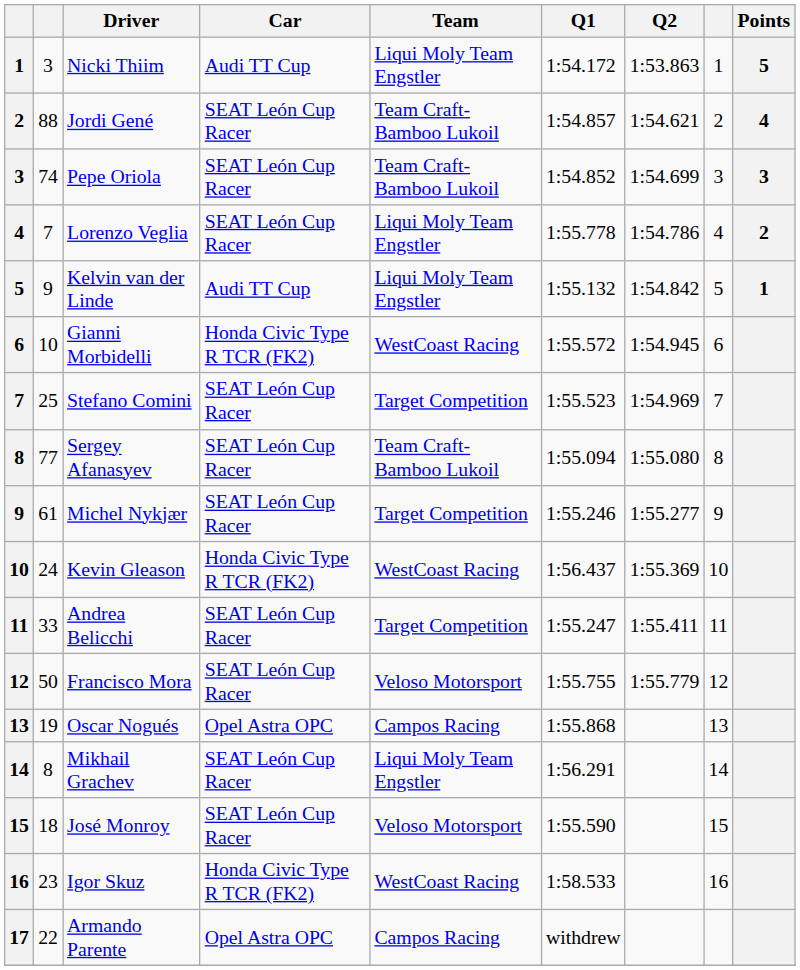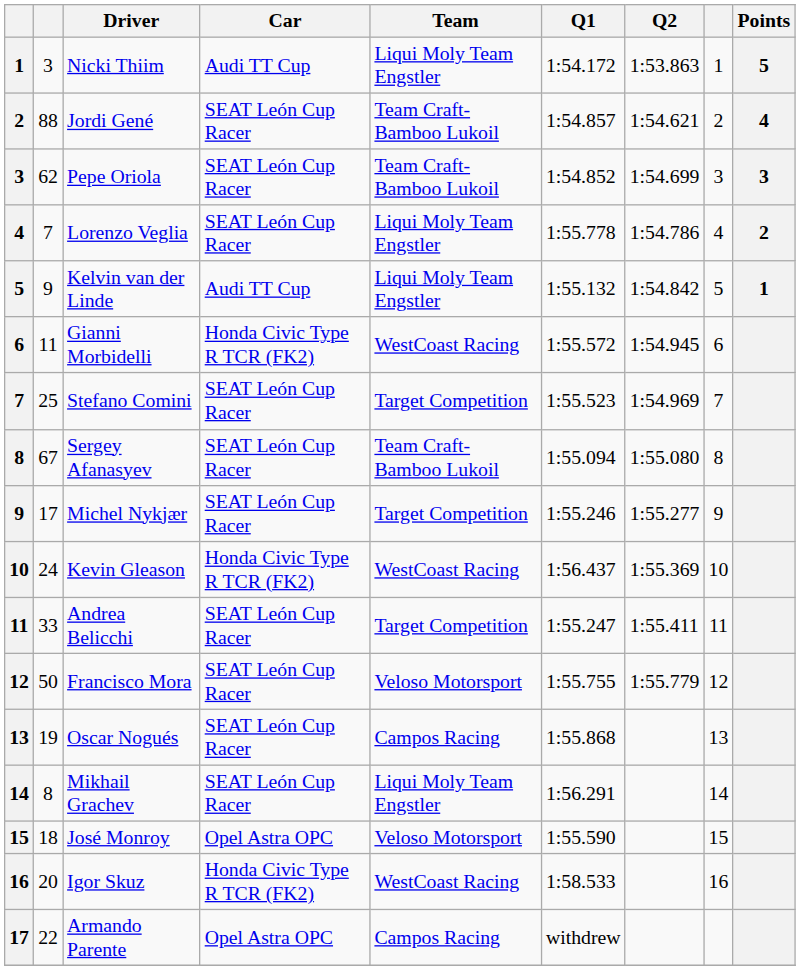(48, 177) 74 -> (48, 177) 62
(48, 345) 10 -> (48, 345) 11
(48, 457) 77 -> (48, 457) 67
(48, 513) 61 -> (48, 513) 17
(269, 725) Opel Astra OPC -> (270, 737) SEAT León Cup Racer
(270, 825) SEAT León Cup Racer -> (269, 837) Opel Astra OPC
(48, 881) 23 -> (48, 881) 20
